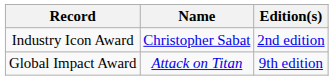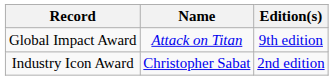rows swapped: (73, 39) <-> (73, 63)
